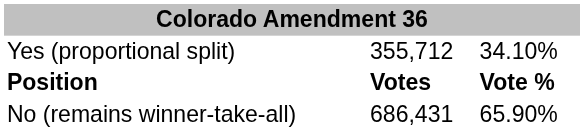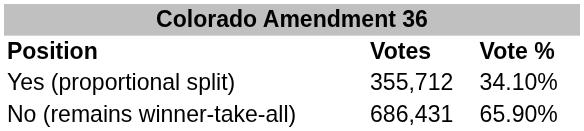rows swapped: (52, 82) <-> (121, 51)
